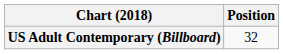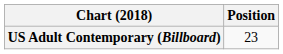(251, 37) 32 -> (251, 37) 23
